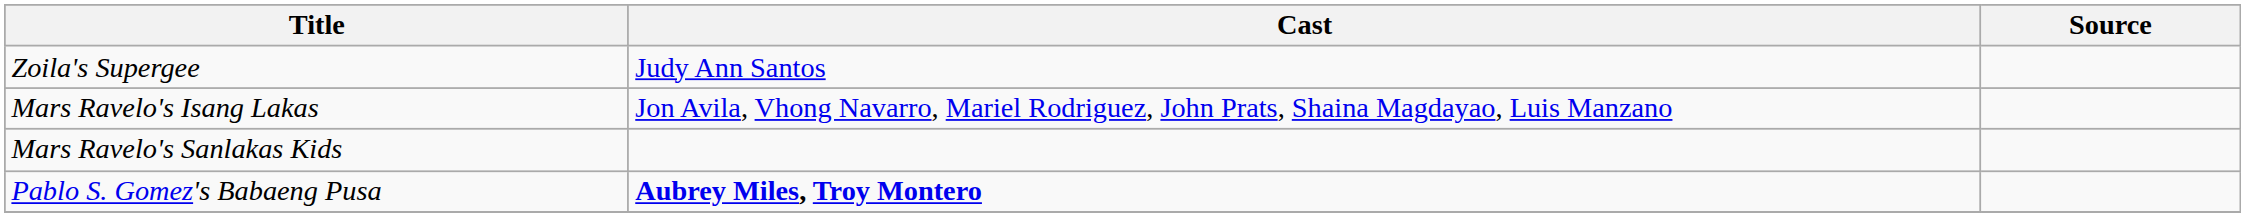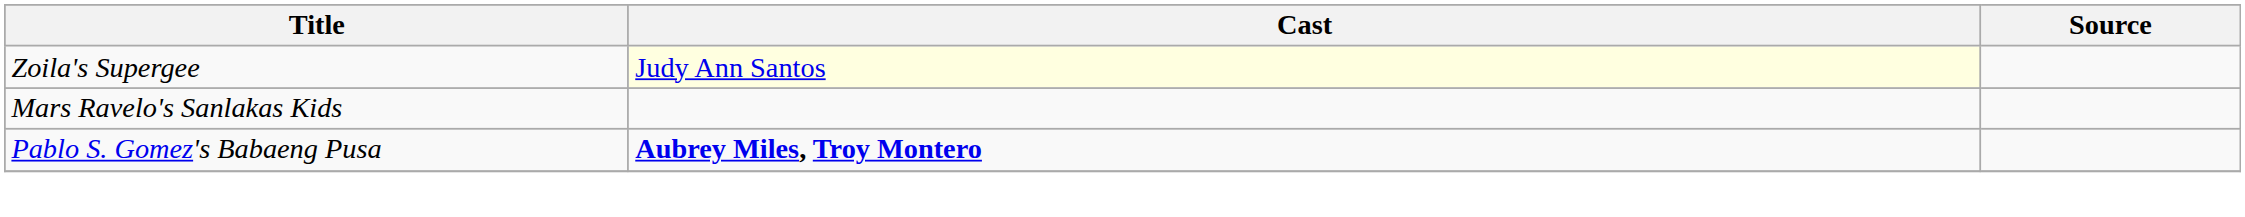(730, 66) no background -> (730, 66) lightyellow background
- row: (165, 107)
